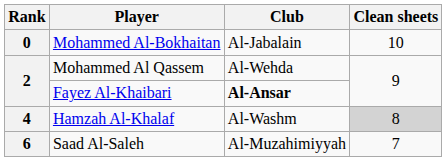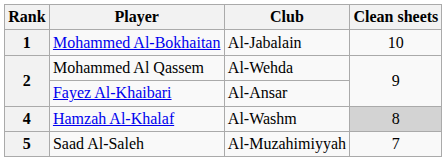(27, 42) 0 -> (27, 42) 1
(259, 93) bold -> (258, 93) normal
(27, 144) 6 -> (27, 144) 5
